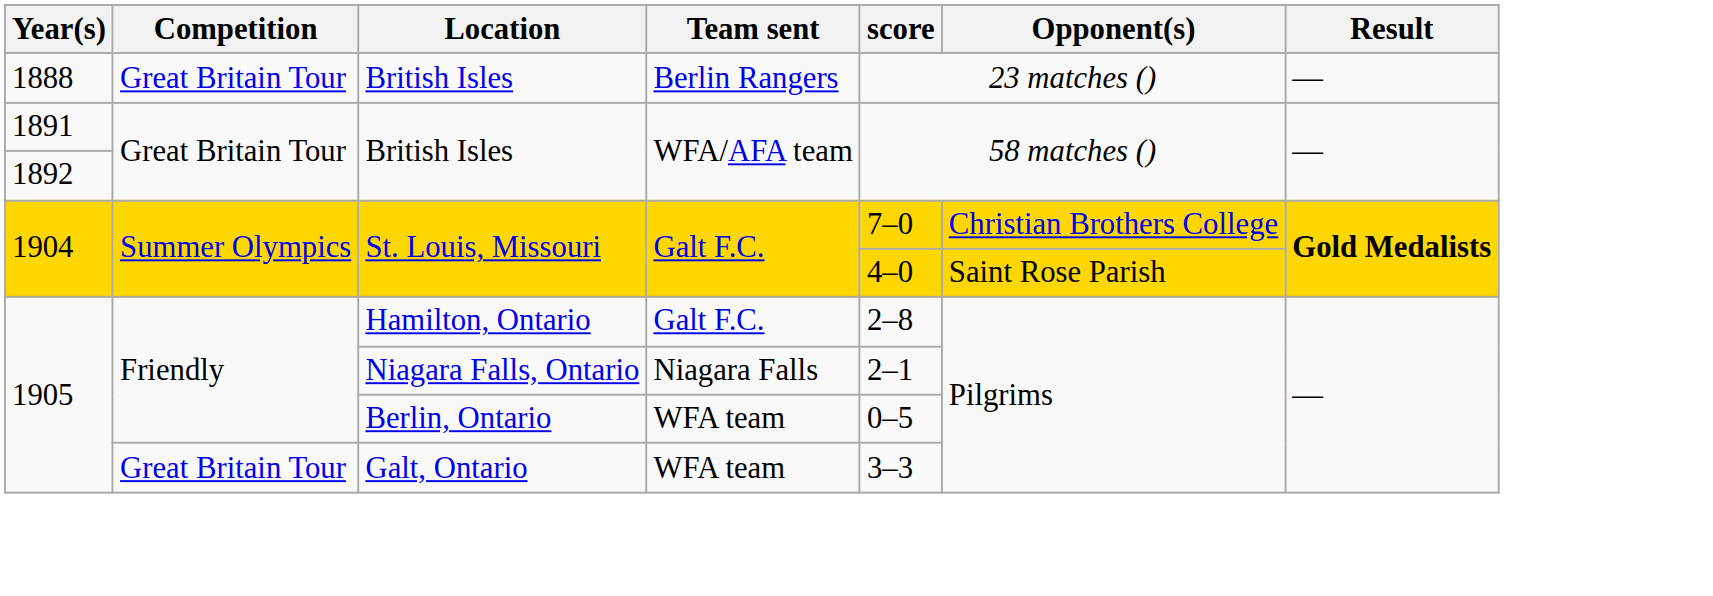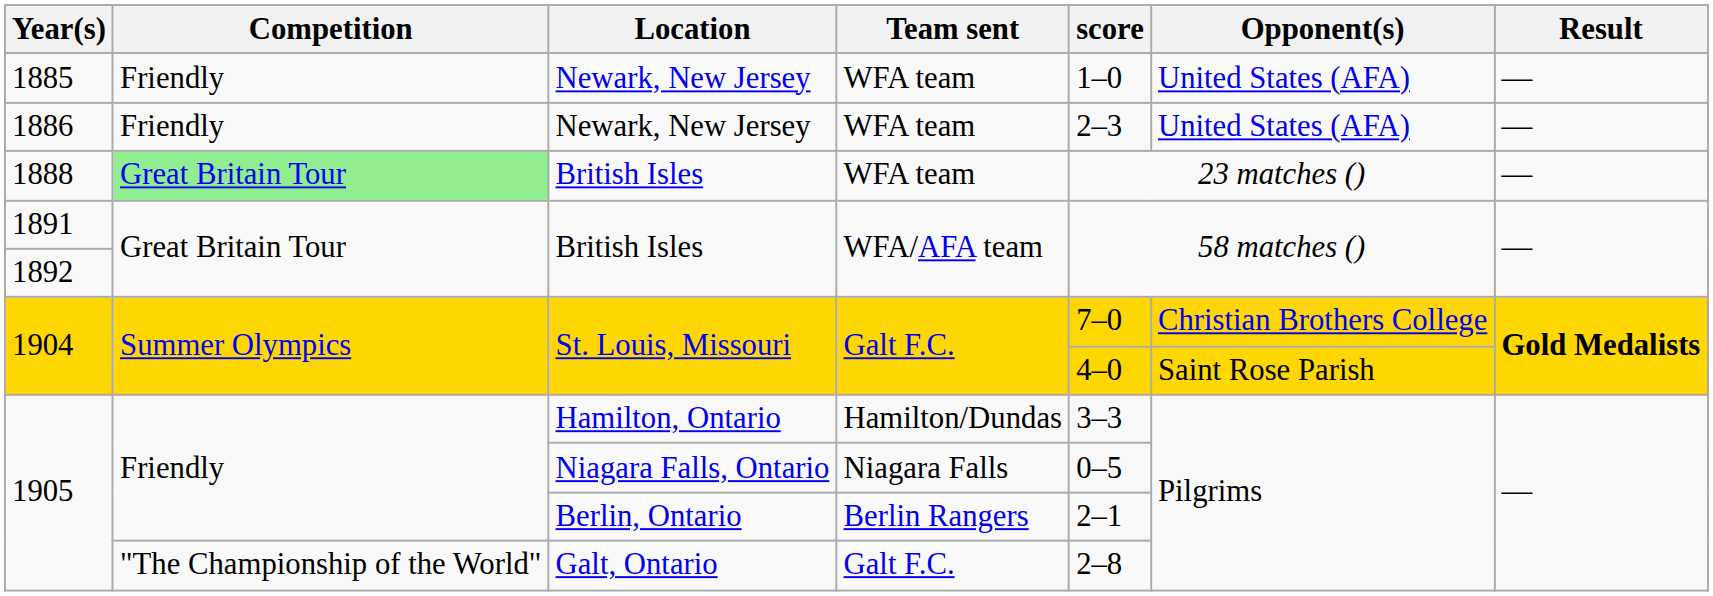+ row: (43, 77)
+ row: (43, 126)
(233, 77) no background -> (233, 175) lightgreen background
(746, 77) Berlin Rangers -> (909, 175) WFA team
(709, 321) Galt F.C. -> (953, 418) Hamilton/Dundas
(890, 321) 2–8 -> (1099, 418) 3–3
(890, 369) 2–1 -> (1099, 467) 0–5
(719, 418) WFA team -> (936, 516) Berlin Rangers
(890, 418) 0–5 -> (1099, 516) 2–1
(233, 467) Great Britain Tour -> (331, 564) "The Championship of the World"
(719, 467) WFA team -> (899, 564) Galt F.C.
(890, 467) 3–3 -> (1099, 564) 2–8
